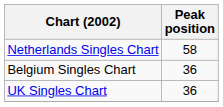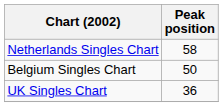(190, 70) 36 -> (190, 70) 50
